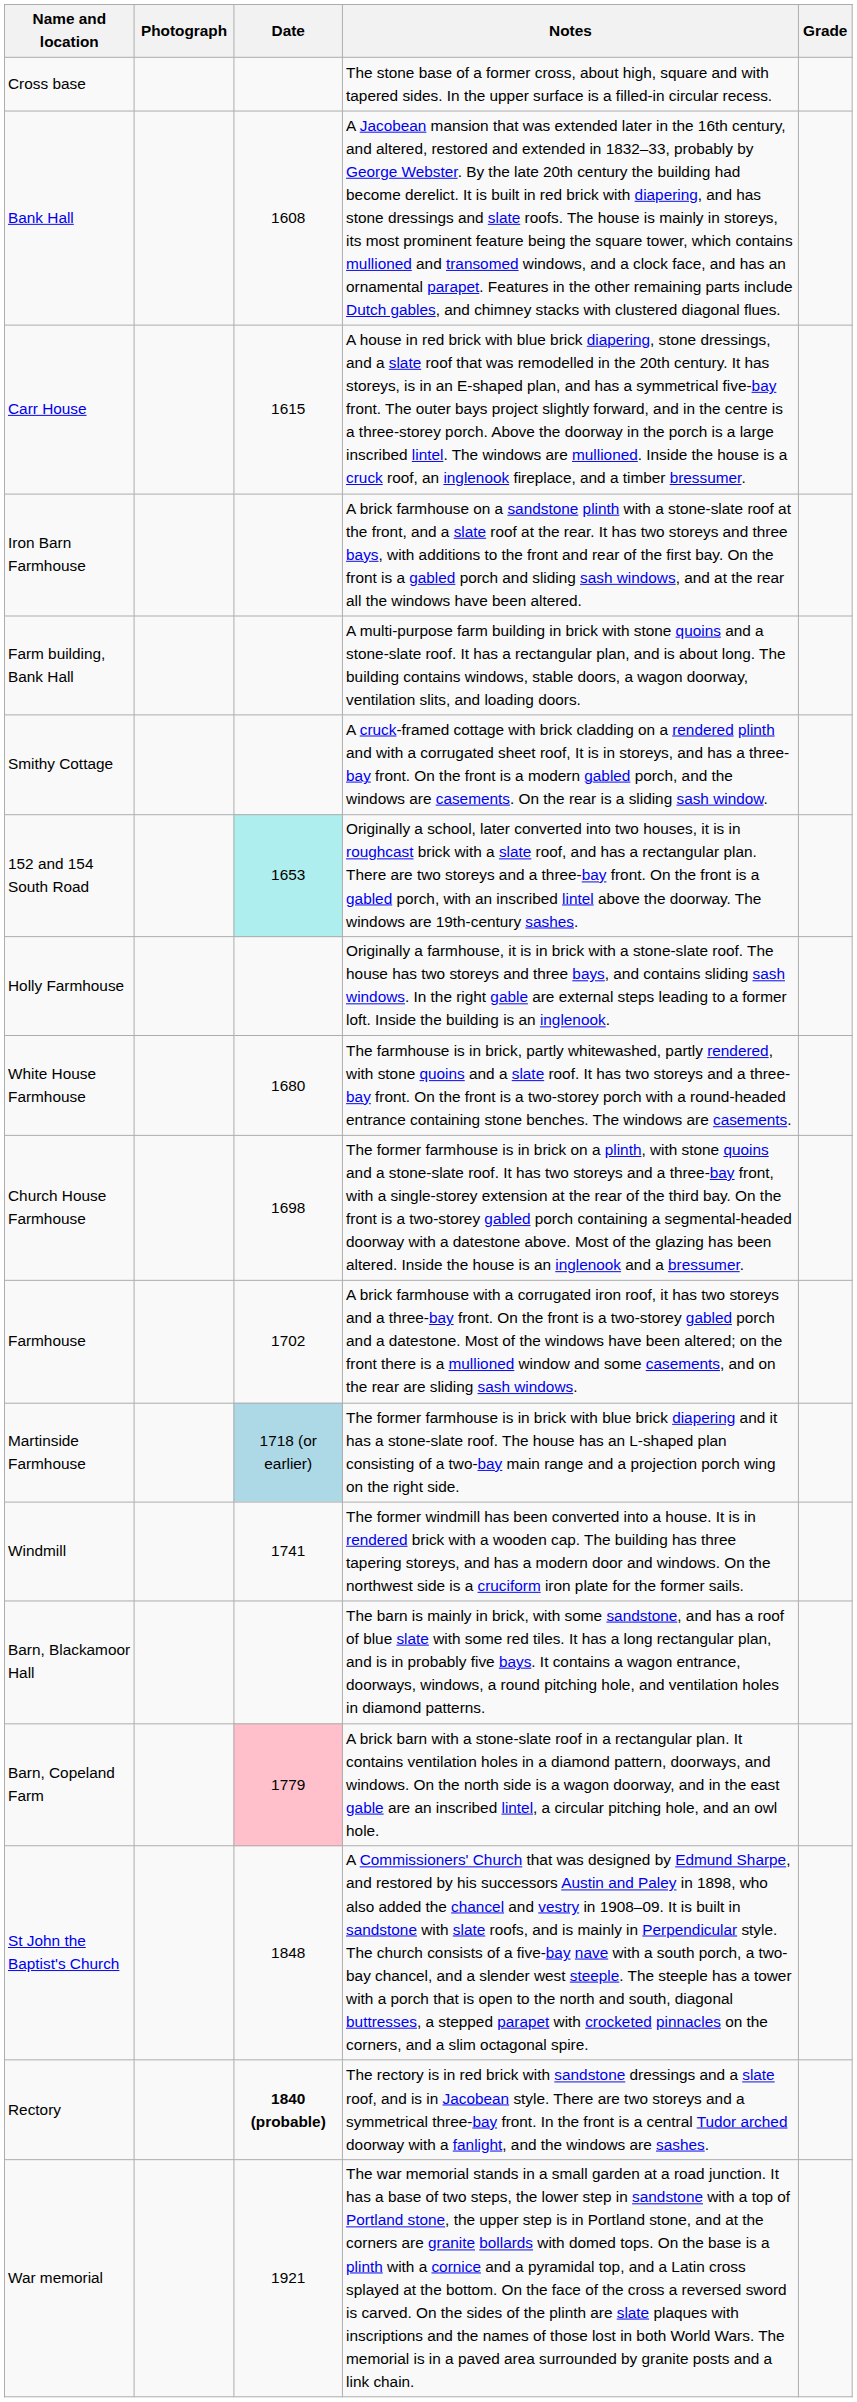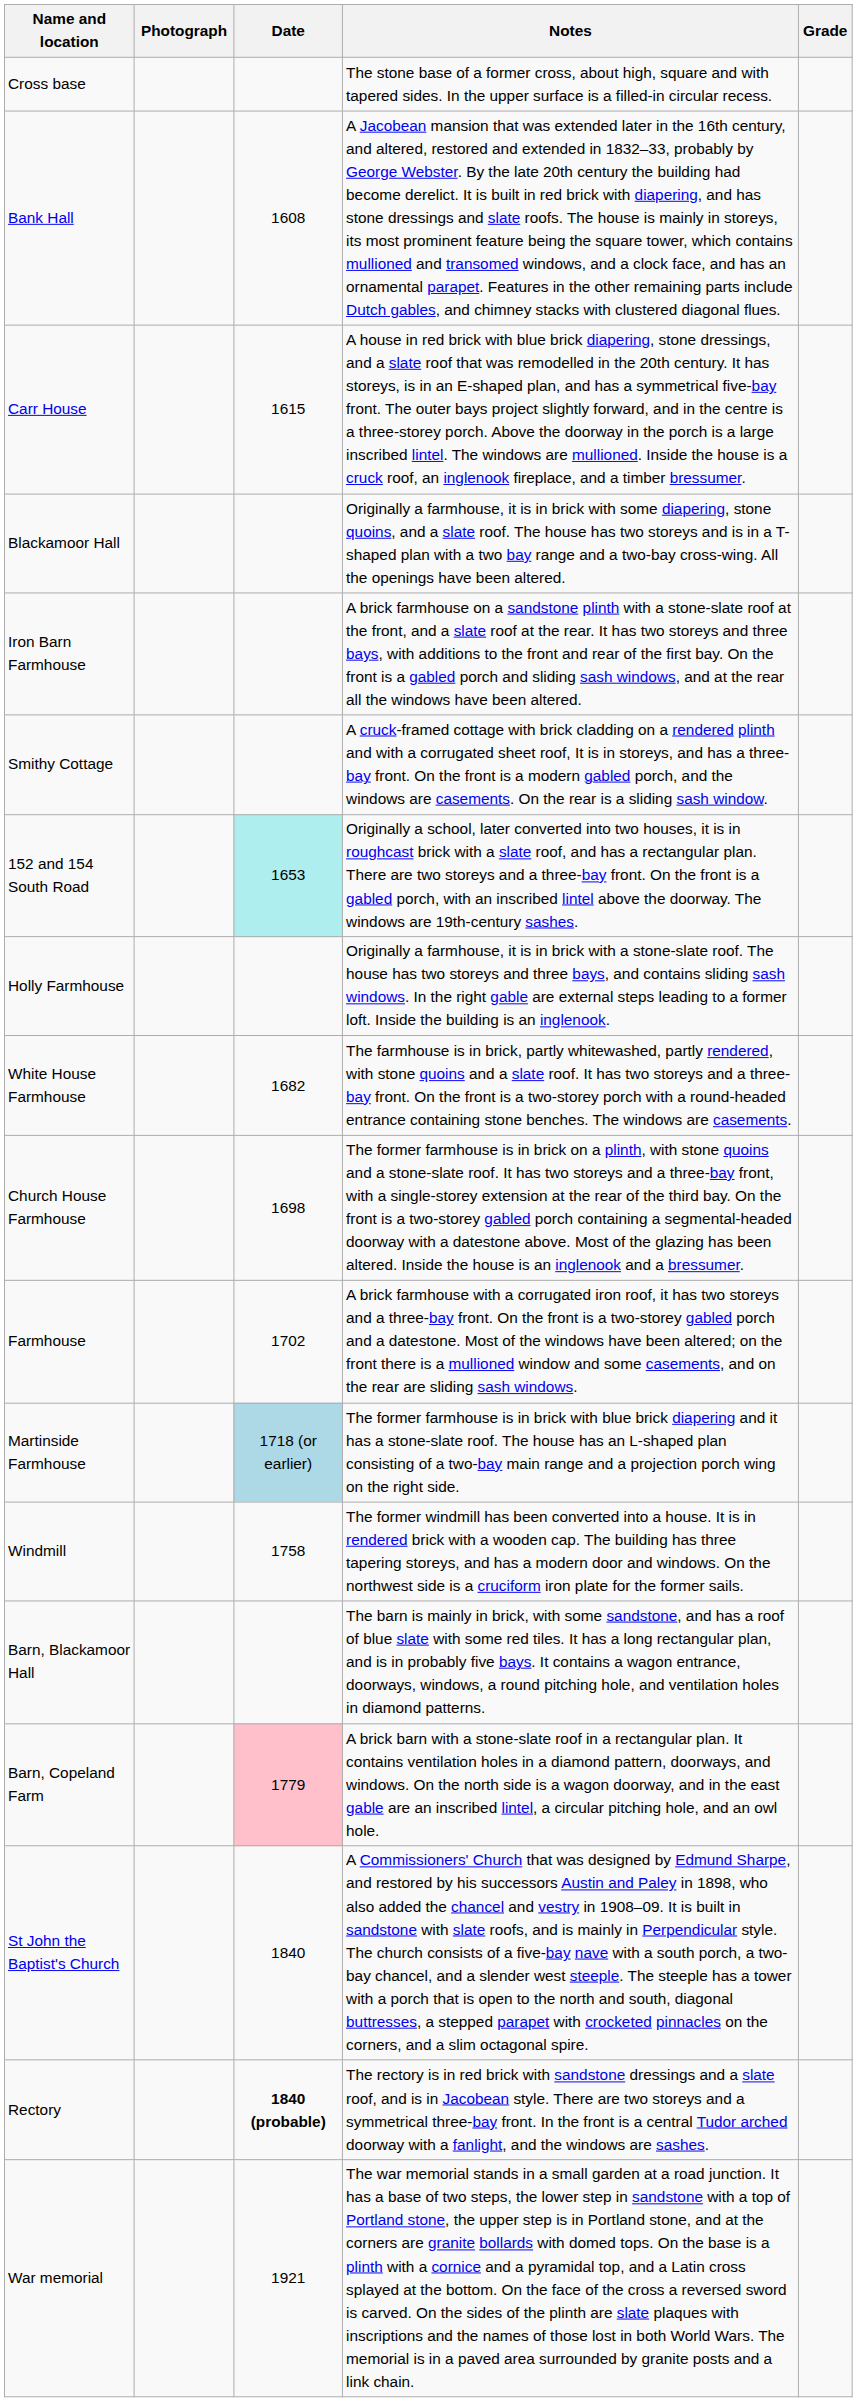+ row: (64, 543)
- row: (57, 665)
(288, 1085) 1680 -> (288, 1085) 1682
(288, 1551) 1741 -> (288, 1551) 1758
(288, 1952) 1848 -> (288, 1952) 1840
